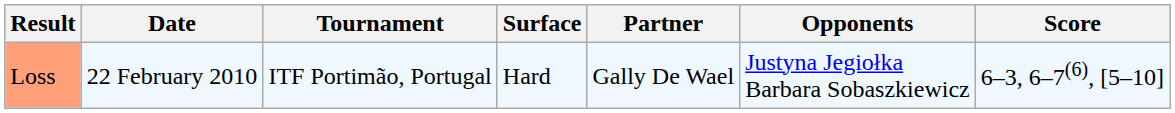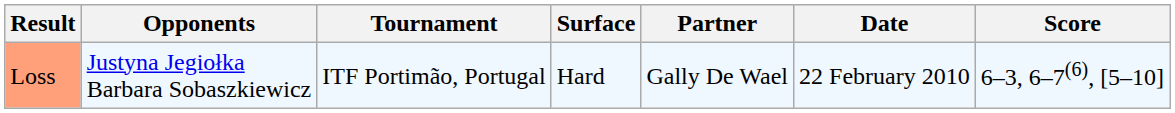columns swapped: (172, 23) <-> (857, 23)
